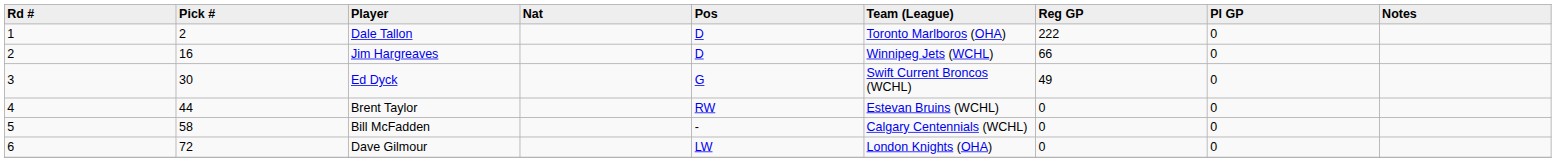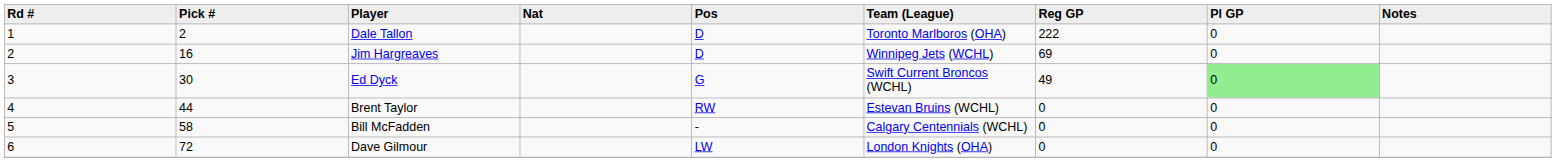(1045, 53) 66 -> (1045, 53) 69
(1214, 80) no background -> (1214, 80) lightgreen background
